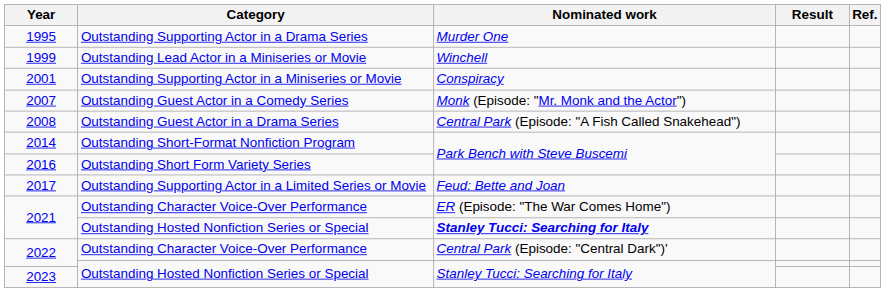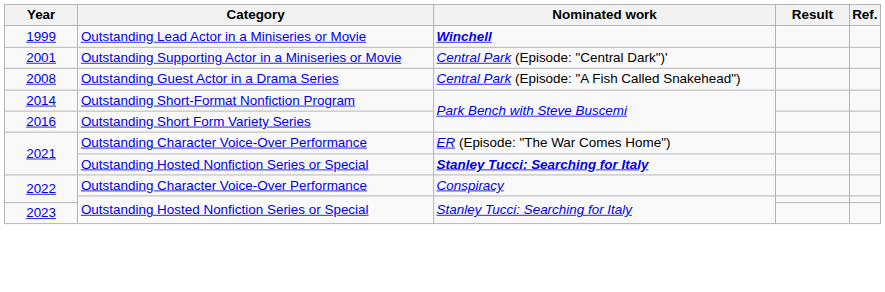- row: (41, 36)
(462, 57) normal -> (464, 36) bold
(470, 79) Conspiracy -> (552, 57) Central Park (Episode: "Central Dark")'
- row: (41, 100)
- row: (41, 185)
(552, 249) Central Park (Episode: "Central Dark")' -> (470, 185) Conspiracy
